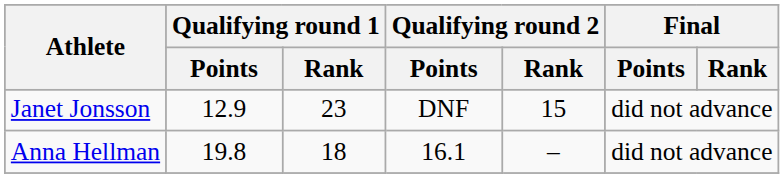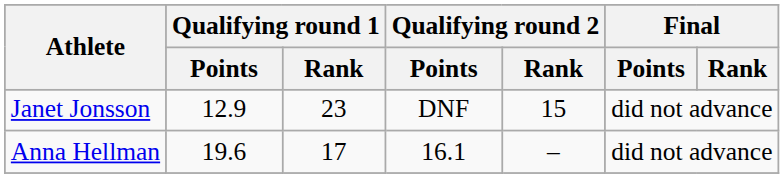(224, 152) 19.8 -> (224, 152) 19.6
(334, 152) 18 -> (334, 152) 17
